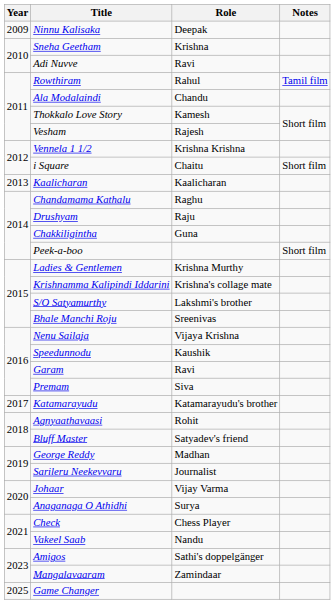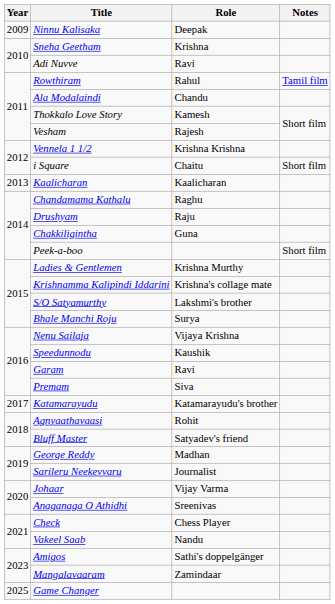(195, 319) Sreenivas -> (187, 319) Surya
(187, 506) Surya -> (195, 506) Sreenivas
